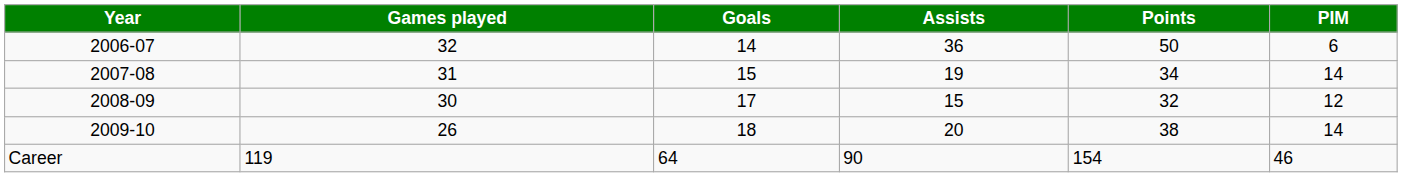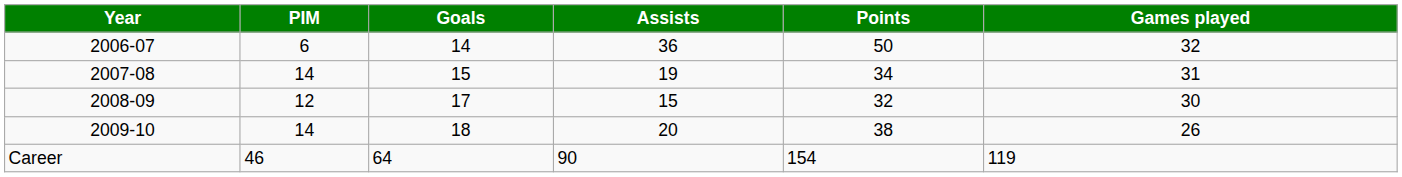columns swapped: (447, 18) <-> (1333, 18)
